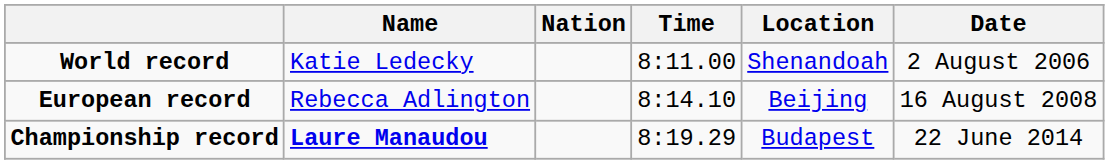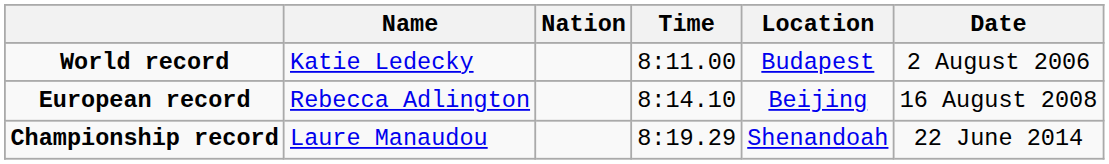(818, 62) Shenandoah -> (818, 62) Budapest
(389, 139) bold -> (389, 139) normal
(818, 139) Budapest -> (818, 139) Shenandoah
